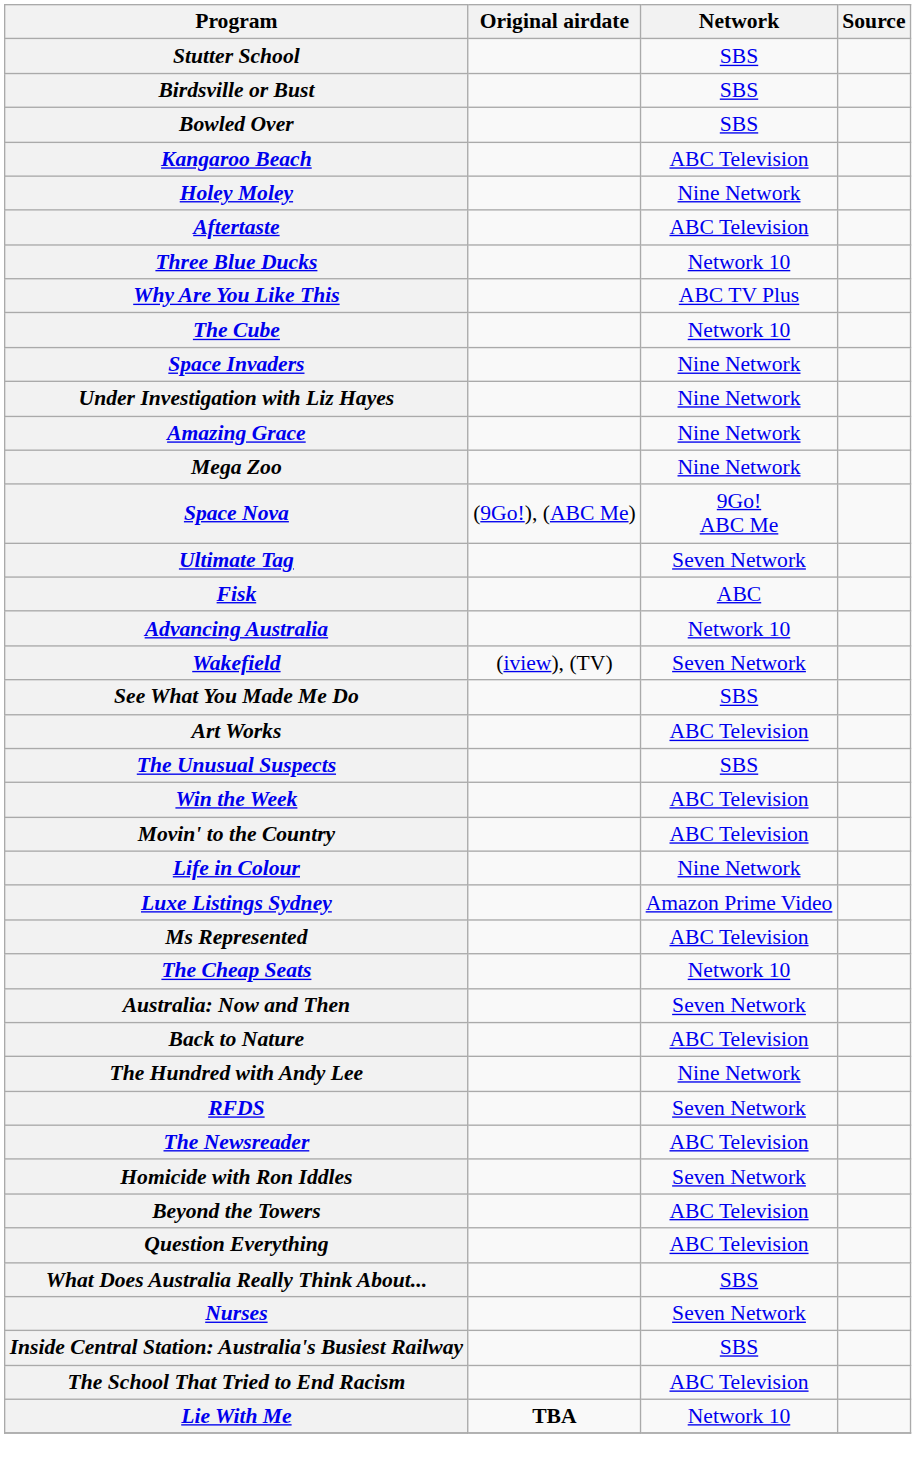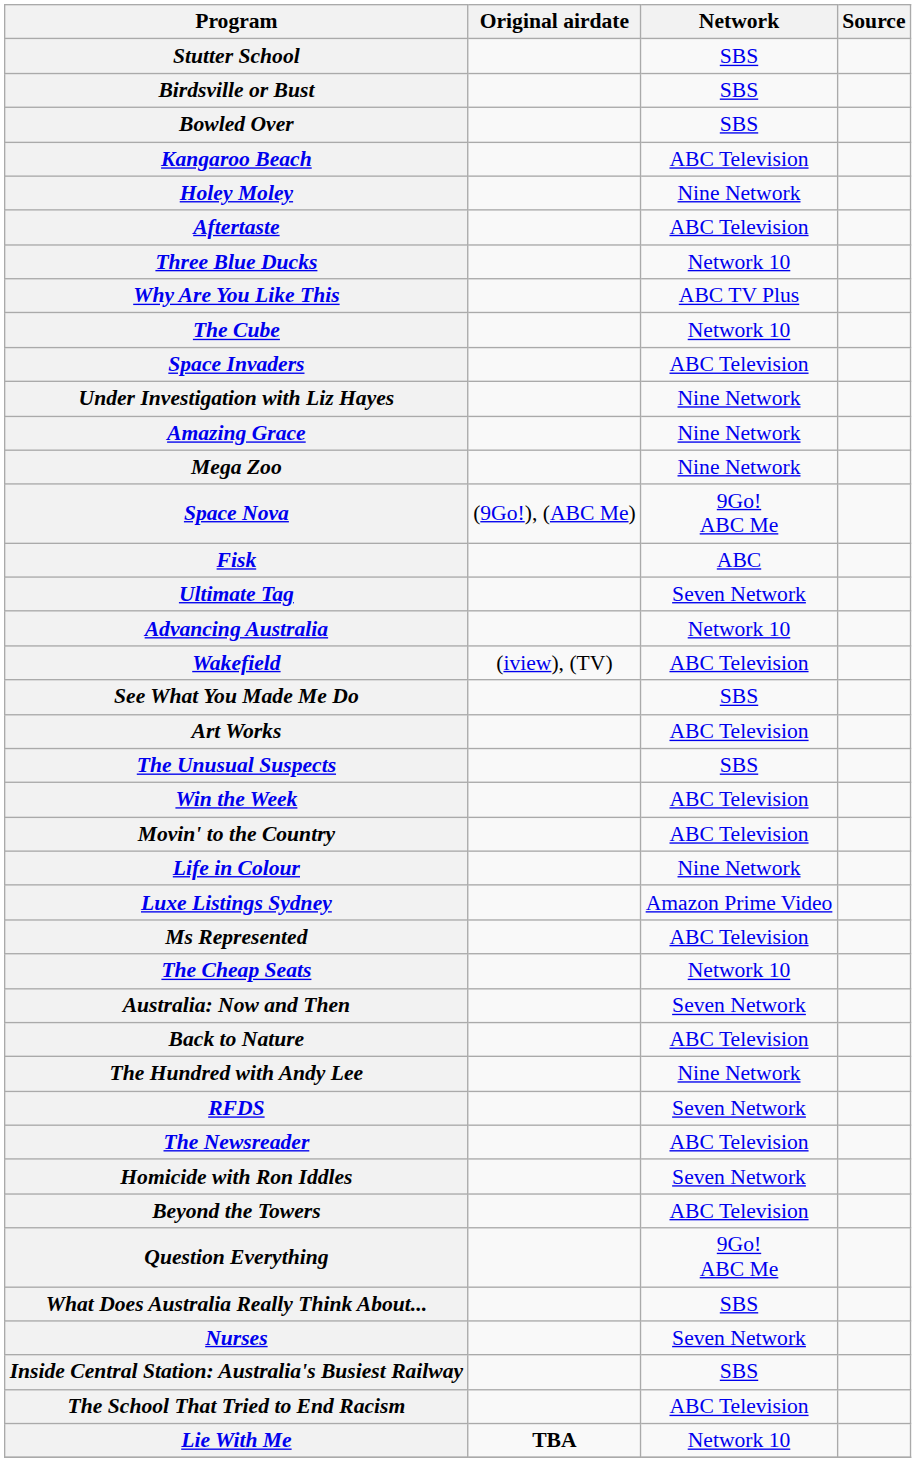(739, 364) Nine Network -> (739, 364) ABC Television
rows swapped: (236, 559) <-> (236, 594)
(739, 662) Seven Network -> (739, 662) ABC Television
(739, 1244) ABC Television -> (739, 1257) 9Go! ABC Me
